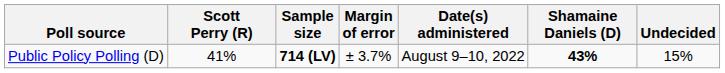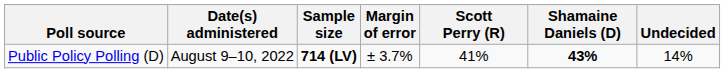columns swapped: (463, 25) <-> (222, 25)
(678, 56) 15% -> (678, 56) 14%
